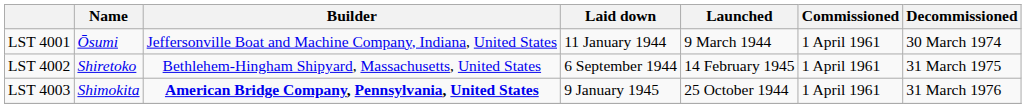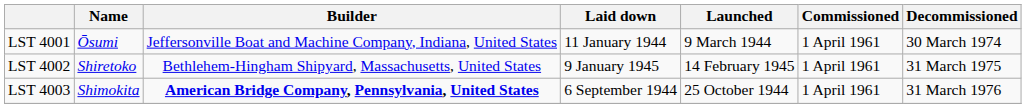(621, 66) 6 September 1944 -> (612, 66) 9 January 1945
(612, 90) 9 January 1945 -> (621, 90) 6 September 1944
